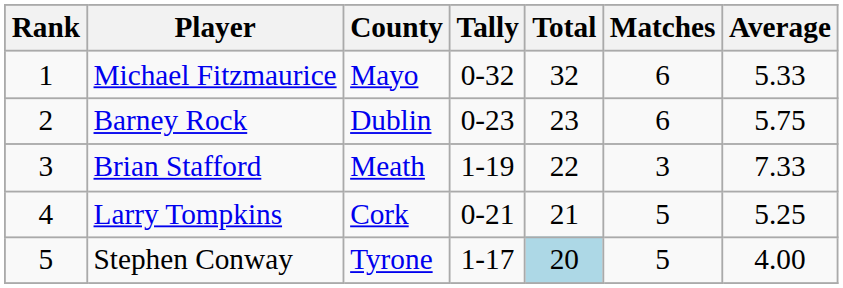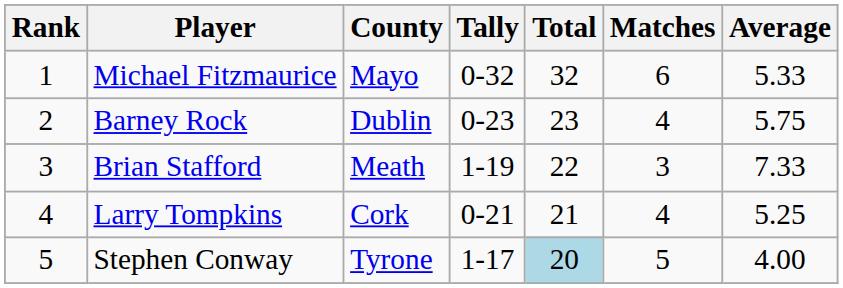(663, 120) 6 -> (663, 120) 4
(663, 213) 5 -> (663, 213) 4
